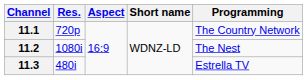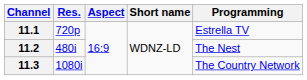(248, 30) The Country Network -> (222, 30) Estrella TV
(69, 48) 1080i -> (66, 48) 480i
(66, 65) 480i -> (69, 65) 1080i
(222, 65) Estrella TV -> (248, 65) The Country Network
